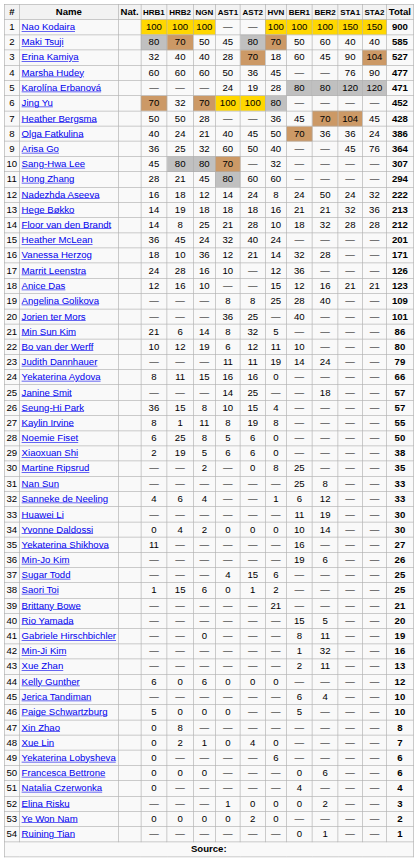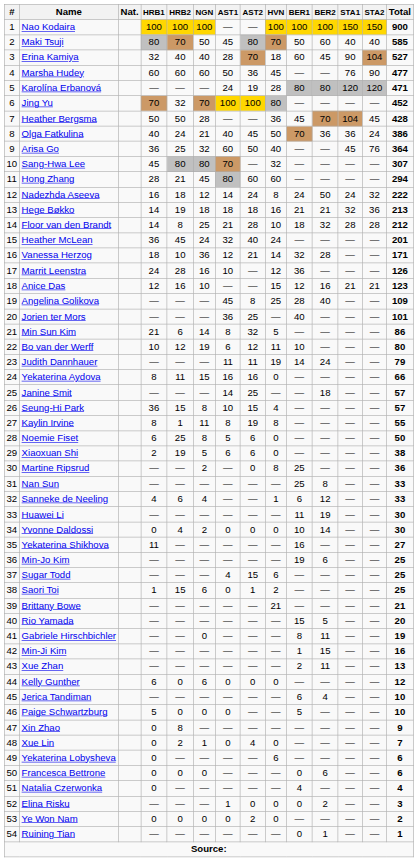(228, 301) 8 -> (228, 301) 45
(400, 468) 35 -> (400, 468) 36
(400, 560) 26 -> (400, 560) 25
(325, 651) 32 -> (325, 651) 15
(400, 727) 8 -> (400, 727) 9
